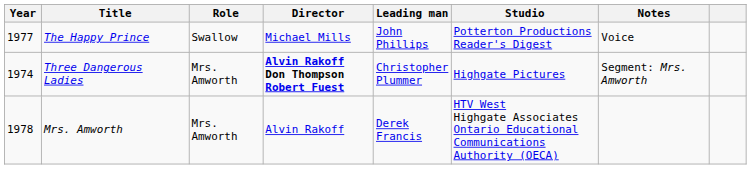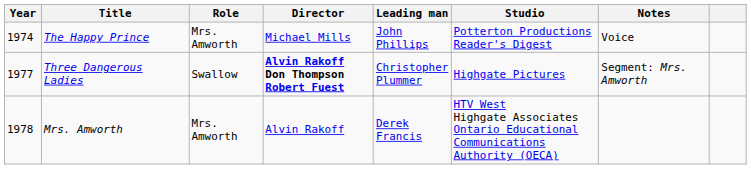(20, 37) 1977 -> (20, 37) 1974
(214, 37) Swallow -> (214, 37) Mrs. Amworth
(20, 74) 1974 -> (20, 74) 1977
(214, 74) Mrs. Amworth -> (214, 74) Swallow
